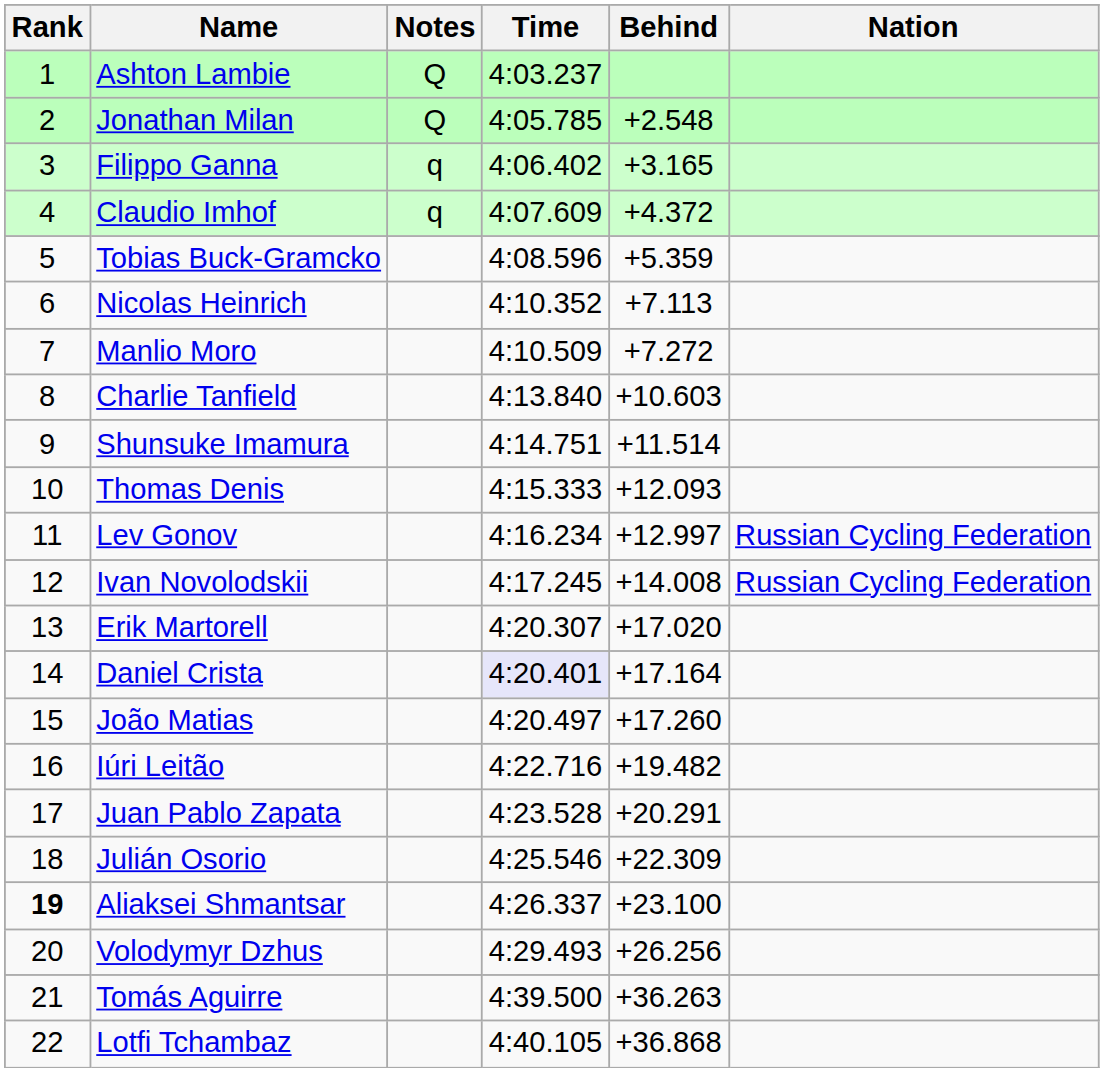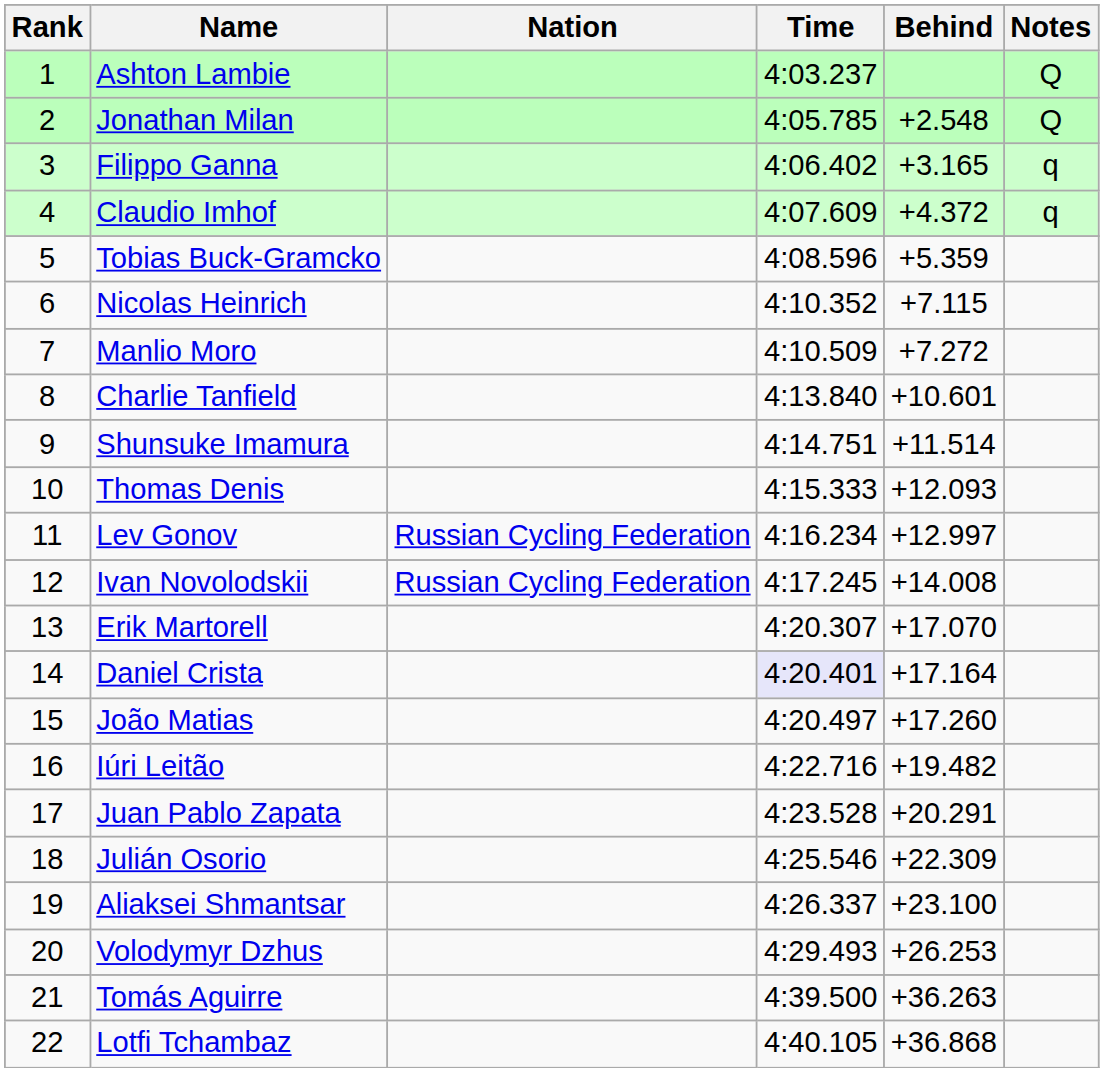columns swapped: (913, 27) <-> (435, 27)
(669, 304) +7.113 -> (944, 304) +7.115
(669, 397) +10.603 -> (944, 397) +10.601
(669, 627) +17.020 -> (944, 627) +17.070
(47, 905) bold -> (47, 905) normal
(669, 951) +26.256 -> (944, 951) +26.253
